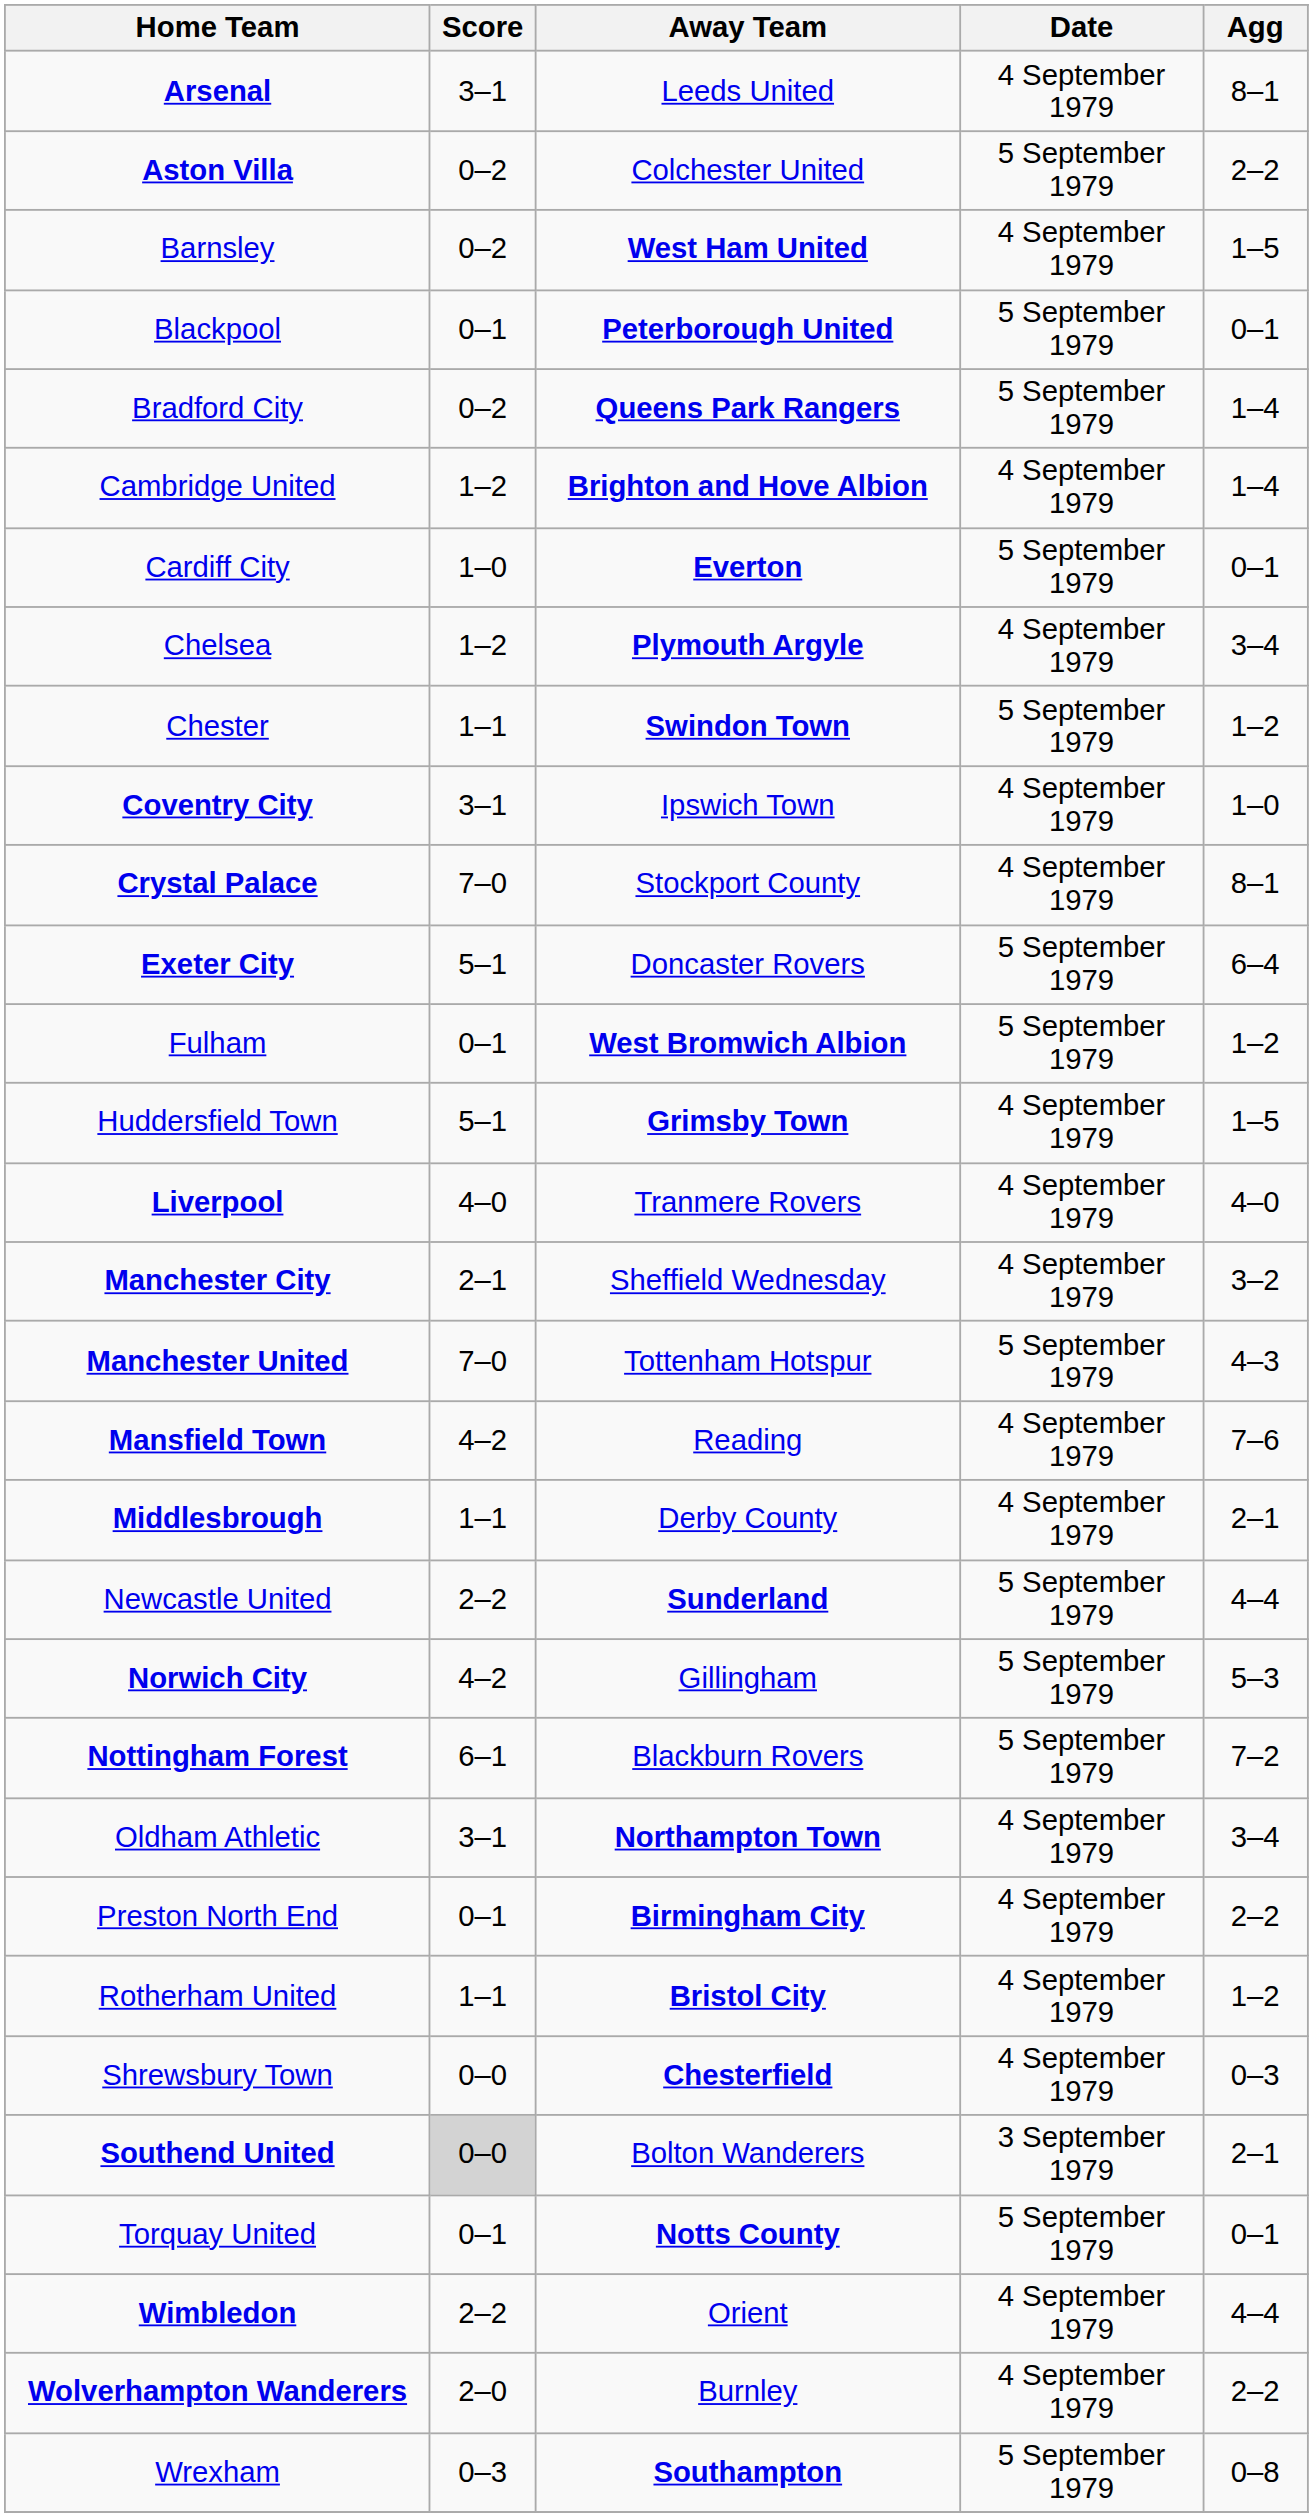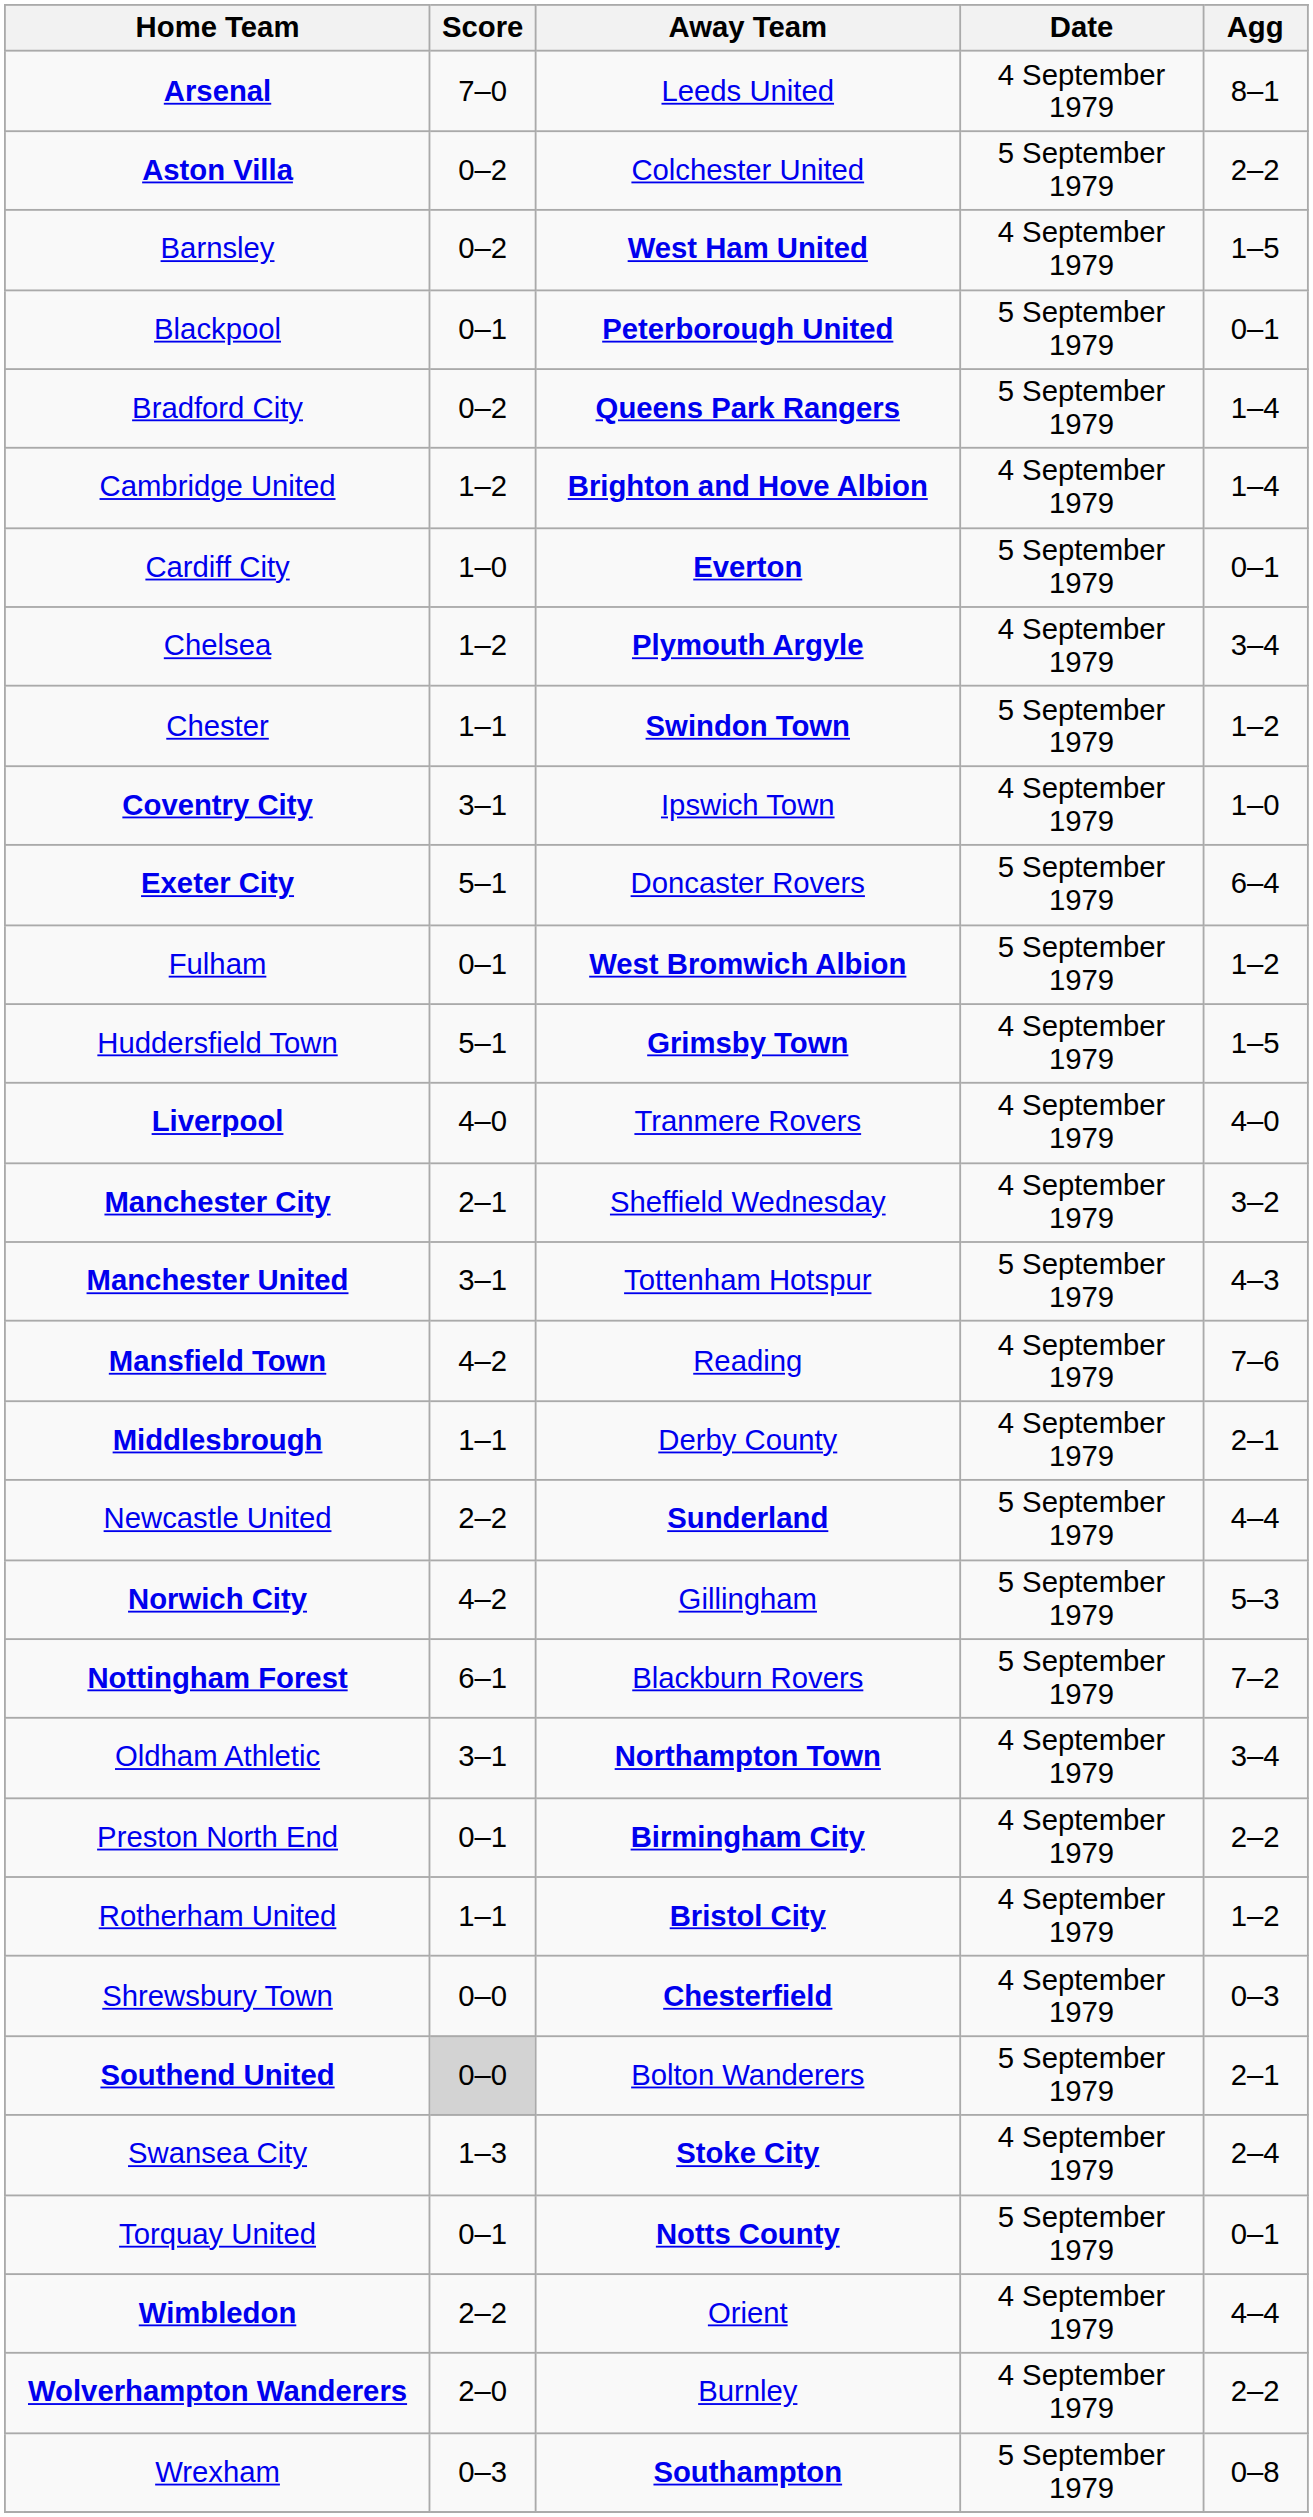(483, 90) 3–1 -> (483, 90) 7–0
- row: (218, 884)
(483, 1360) 7–0 -> (483, 1281) 3–1
(1082, 2154) 3 September 1979 -> (1082, 2075) 5 September 1979
+ row: (218, 2154)
